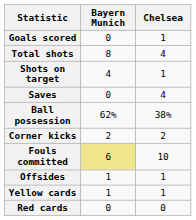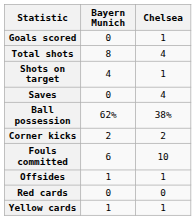(108, 157) khaki background -> (108, 157) no background
rows swapped: (43, 192) <-> (43, 208)
